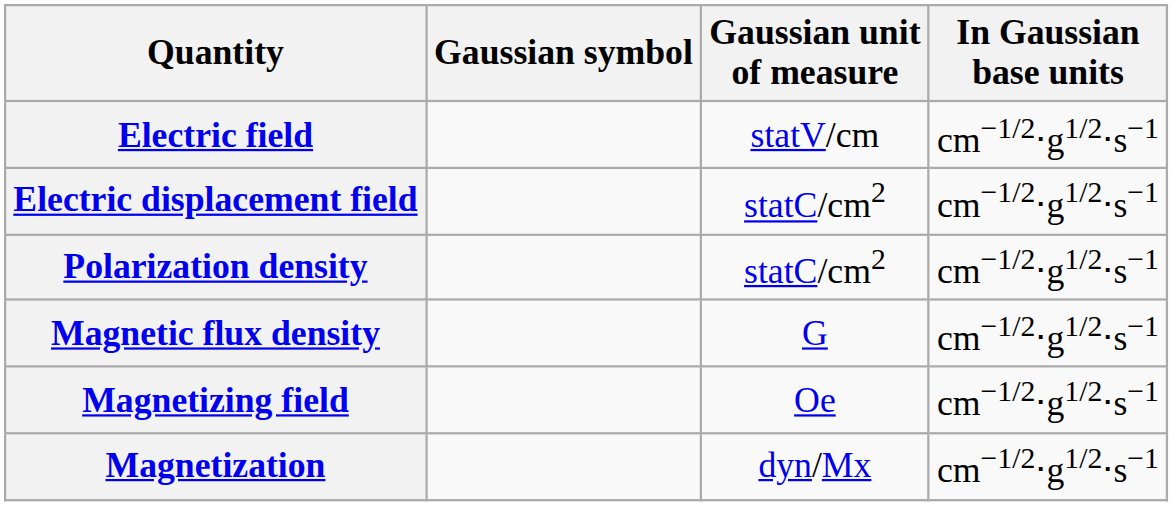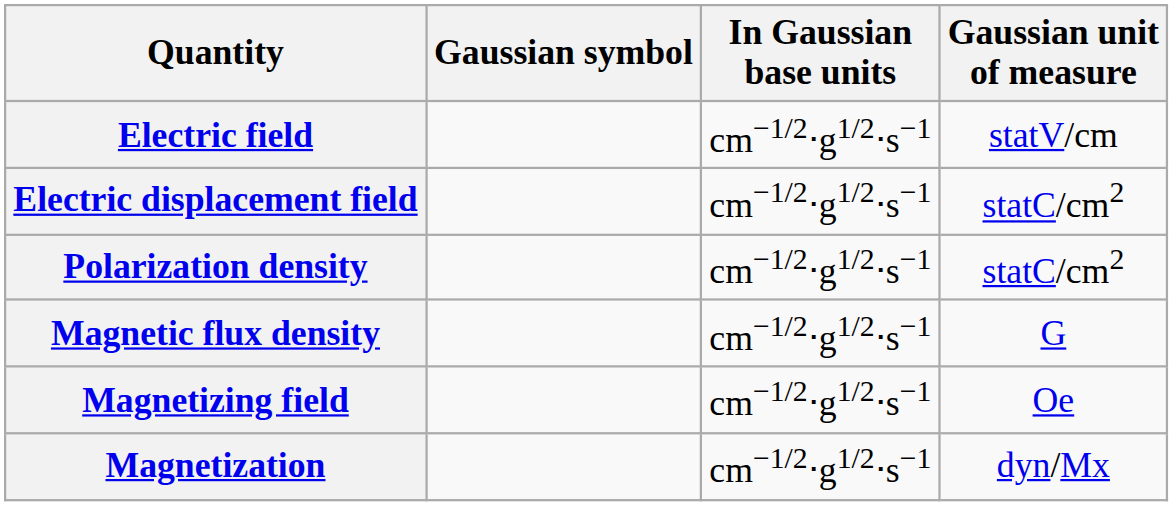columns swapped: (1048, 52) <-> (815, 52)
